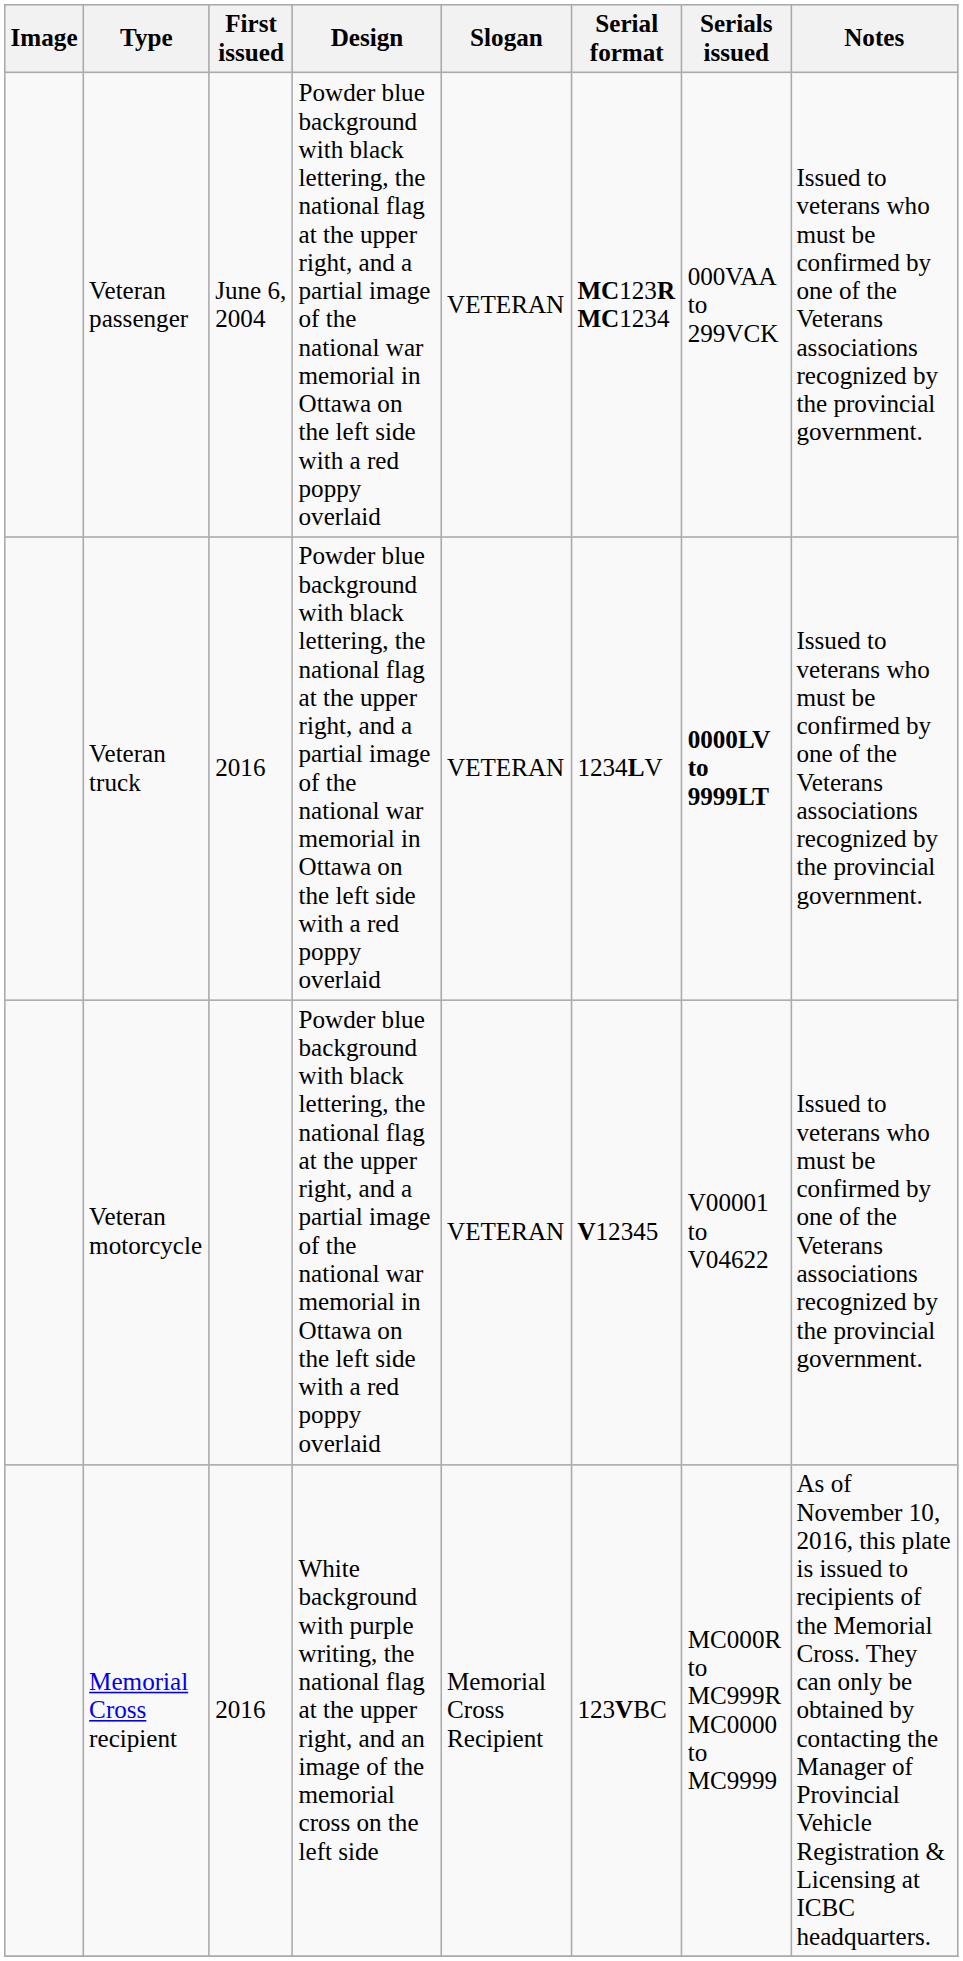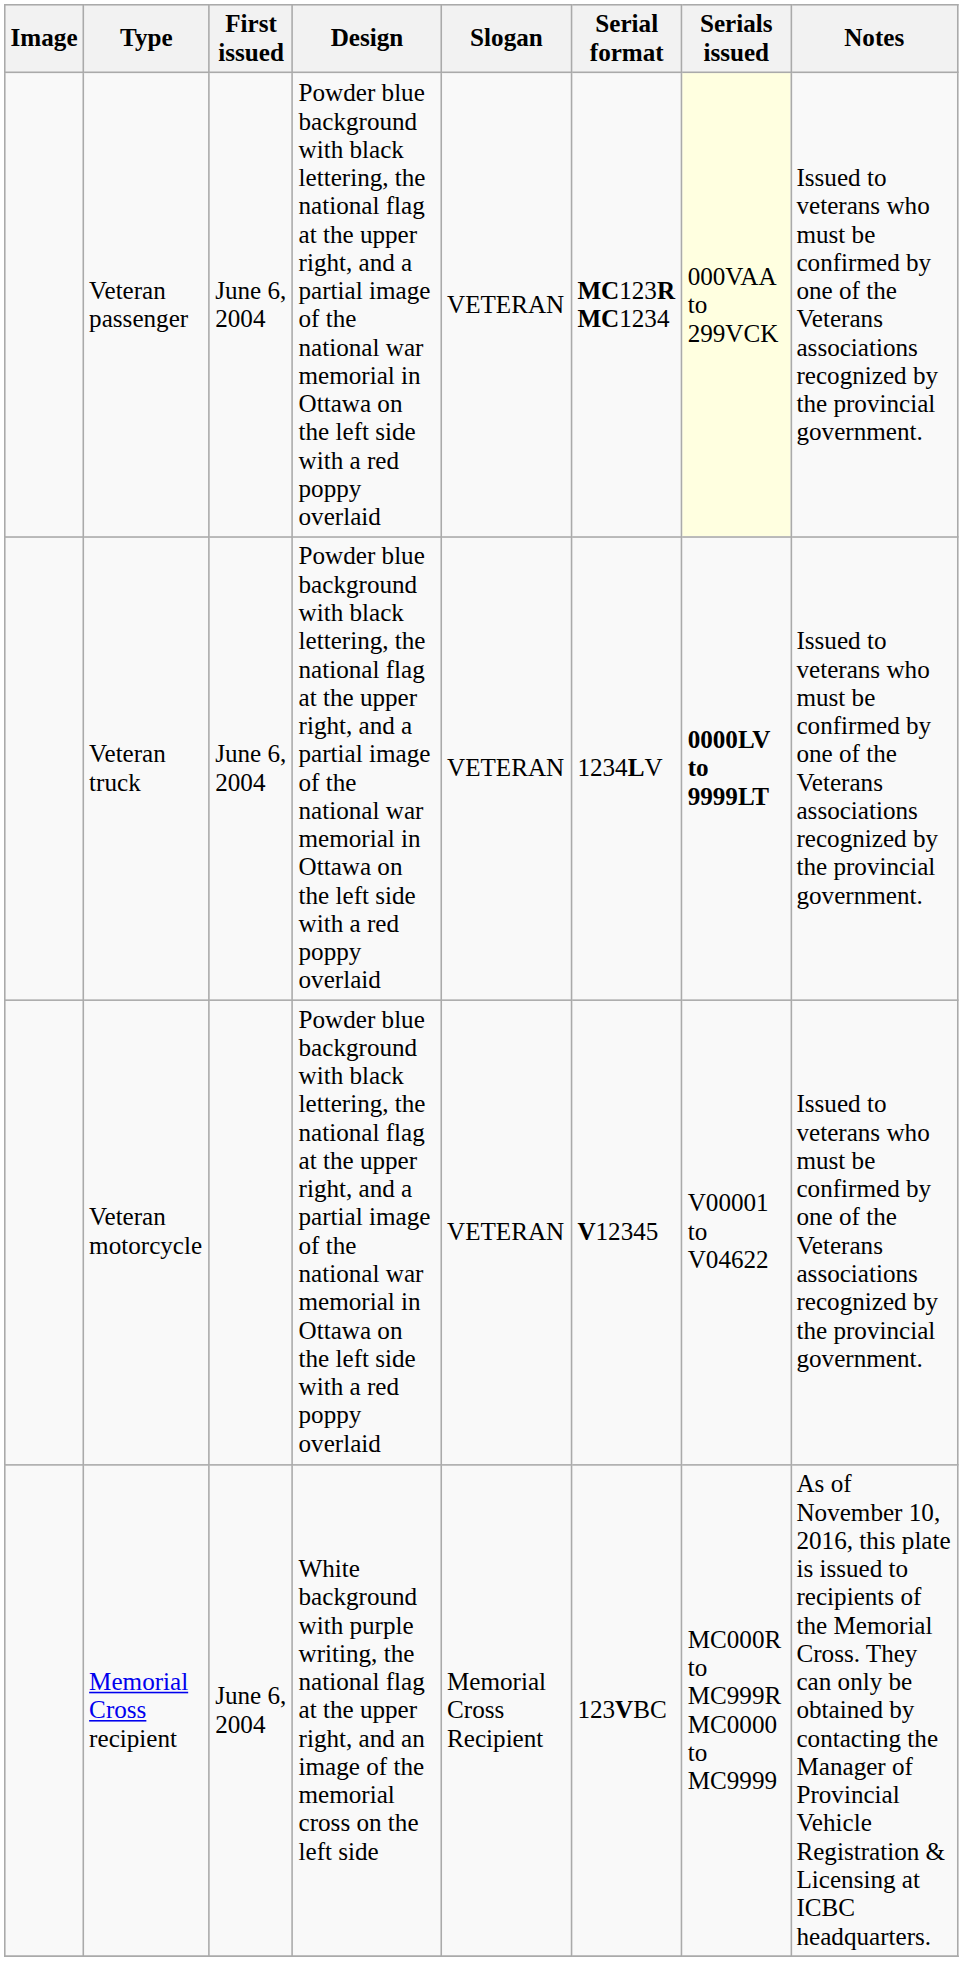(733, 304) no background -> (733, 304) lightyellow background
(240, 768) 2016 -> (251, 768) June 6, 2004
(240, 1709) 2016 -> (251, 1709) June 6, 2004
